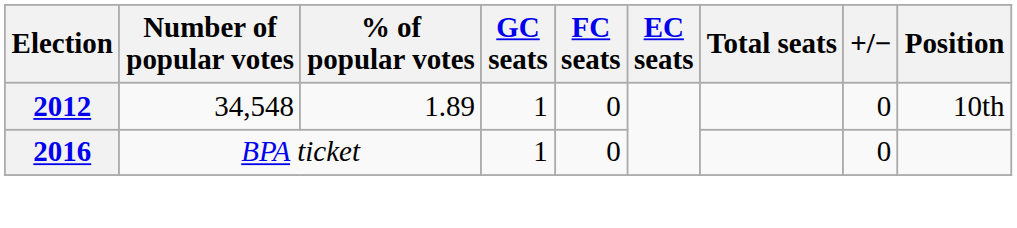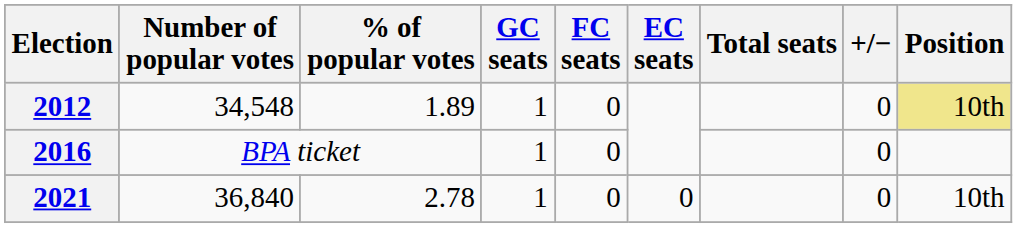(979, 105) no background -> (979, 105) khaki background
+ row: (62, 197)
